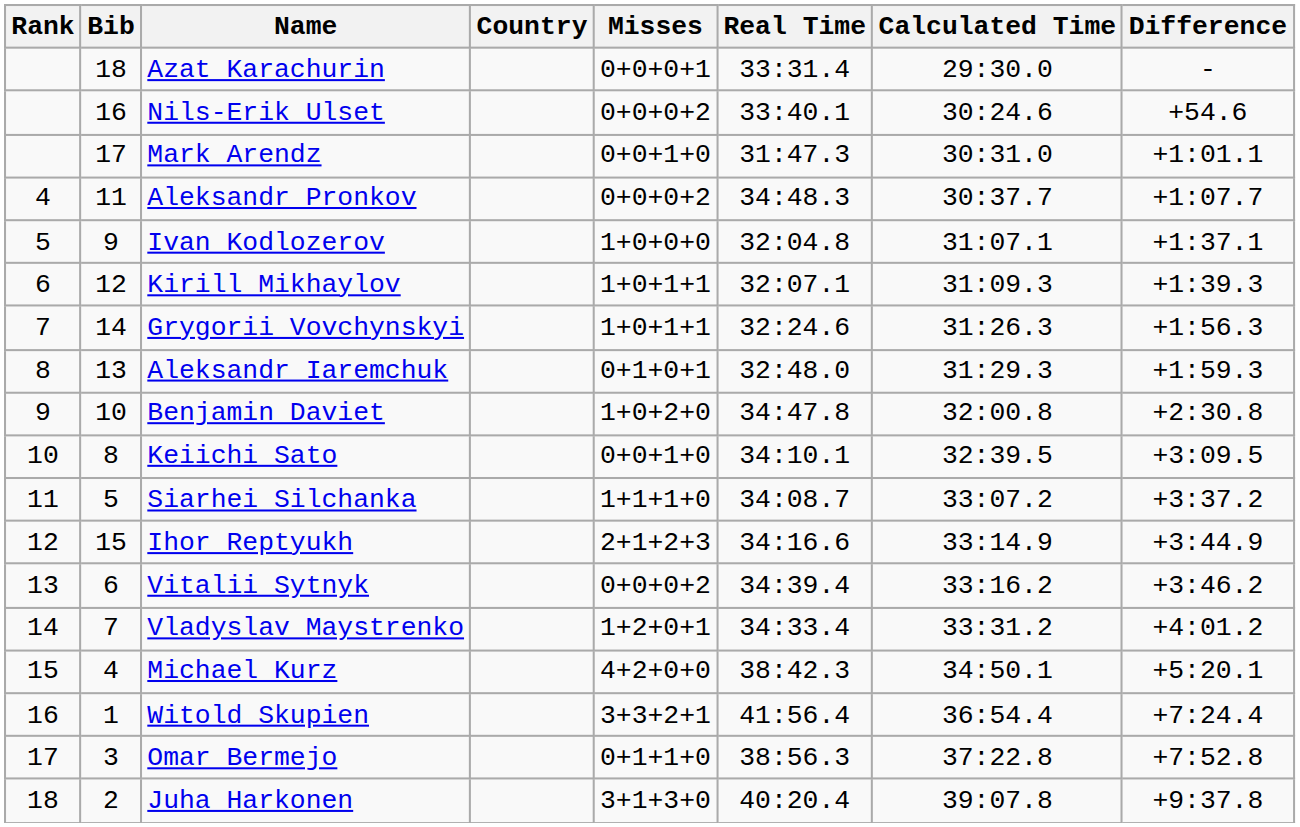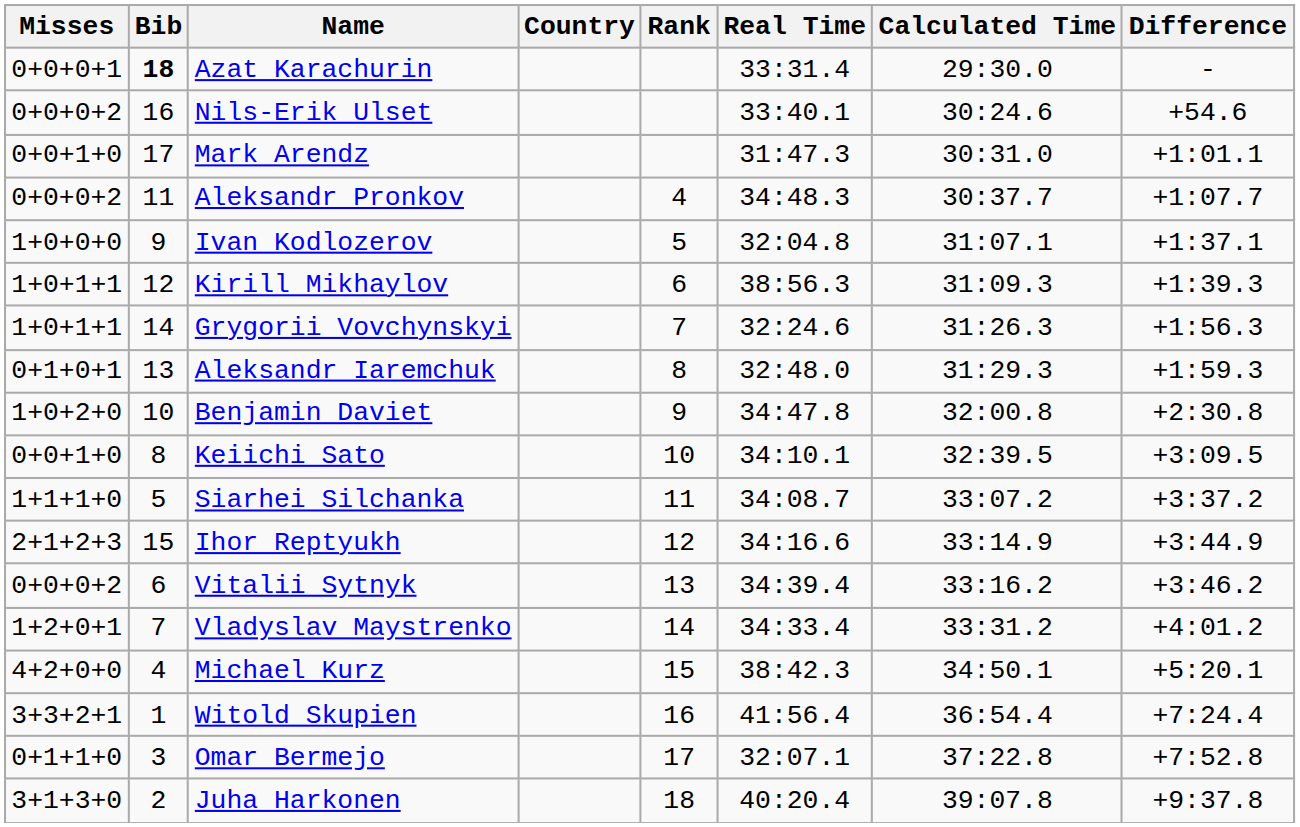columns swapped: (43, 27) <-> (655, 27)
(111, 70) normal -> (158, 70) bold
(795, 285) 32:07.1 -> (795, 285) 38:56.3
(795, 758) 38:56.3 -> (795, 758) 32:07.1
